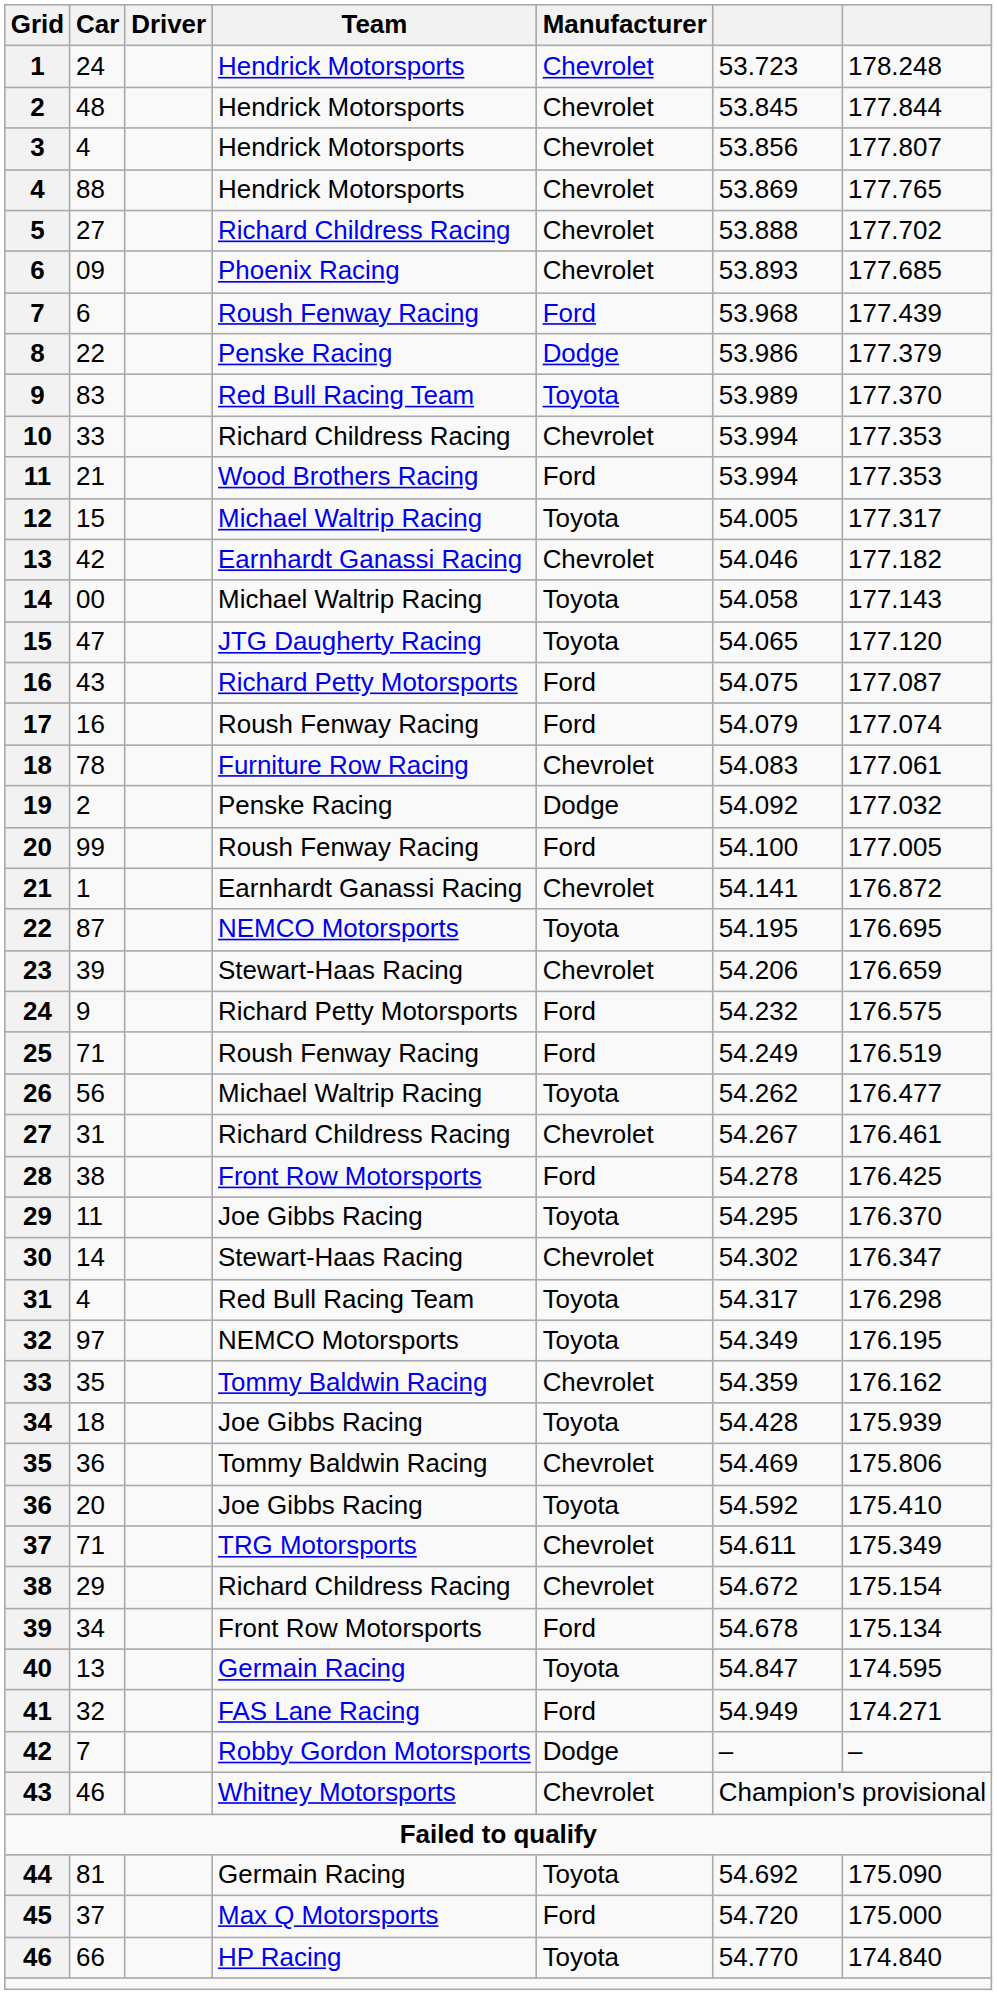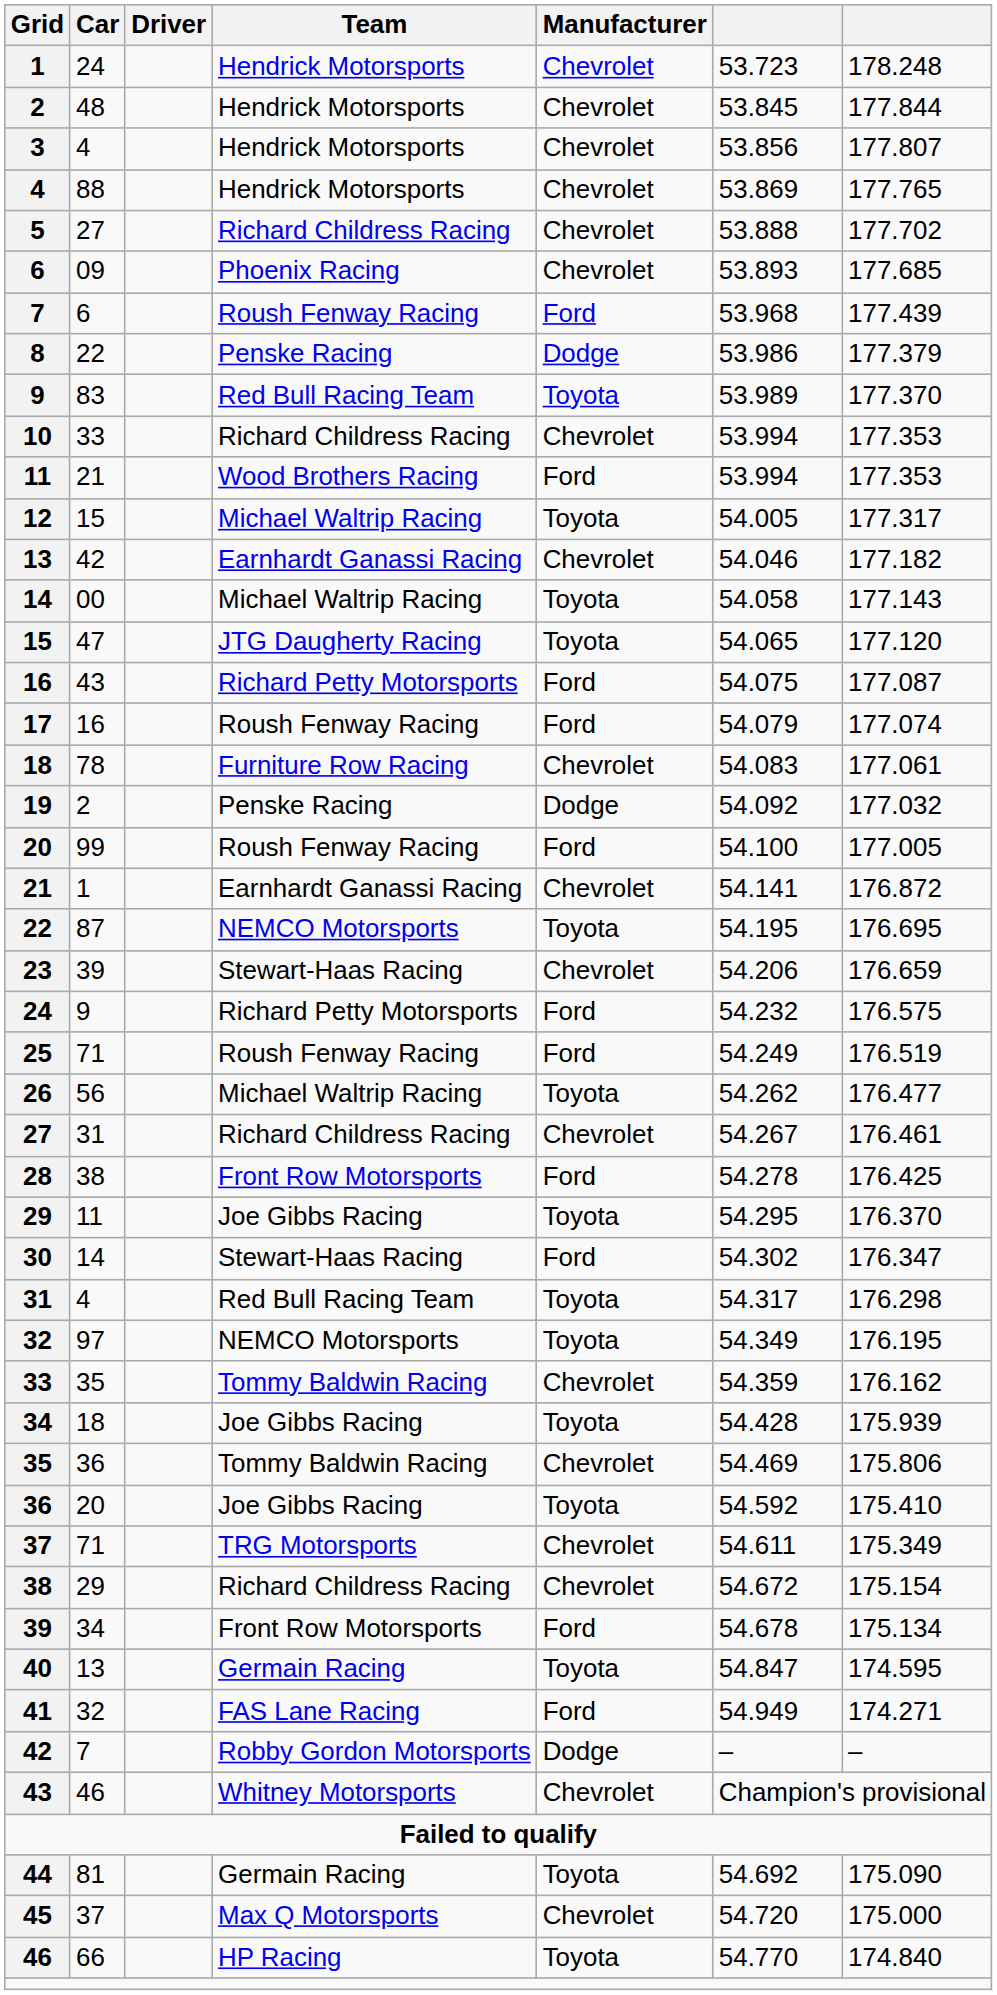(598, 1258) Chevrolet -> (569, 1258) Ford
(569, 1915) Ford -> (598, 1915) Chevrolet
